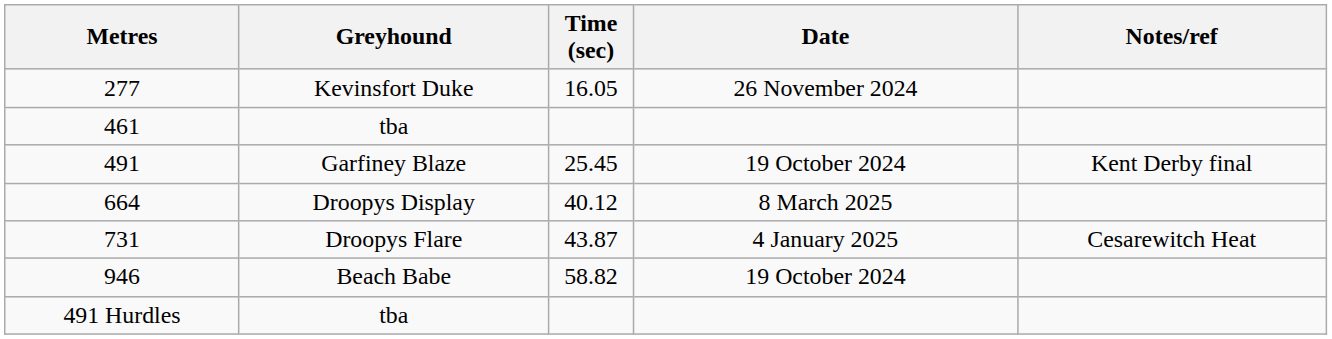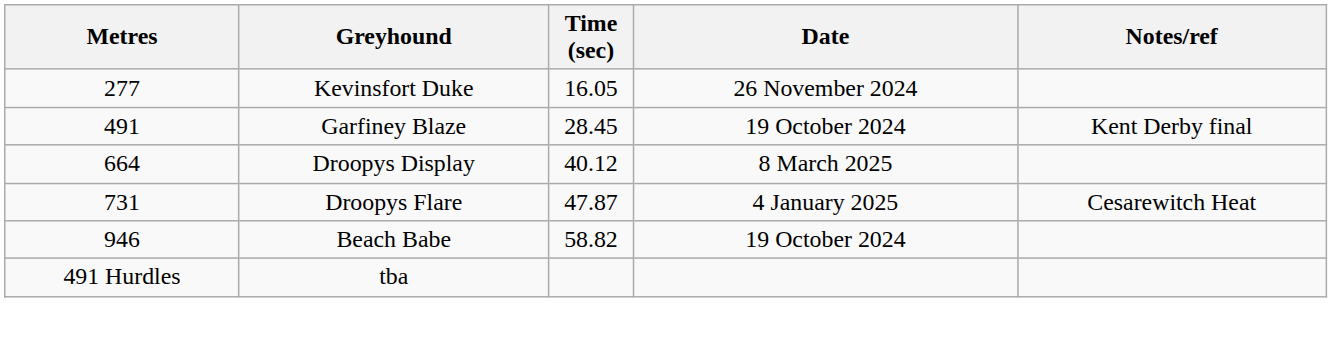- row: (122, 125)
(591, 163) 25.45 -> (591, 125) 28.45
(591, 239) 43.87 -> (591, 201) 47.87
